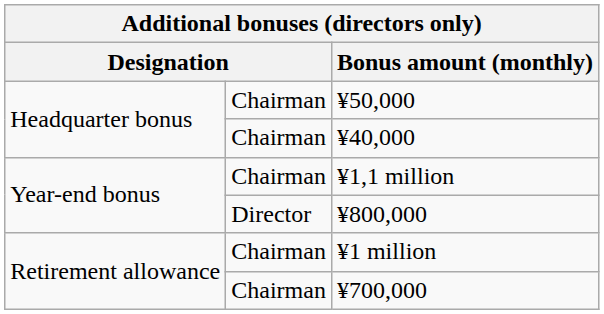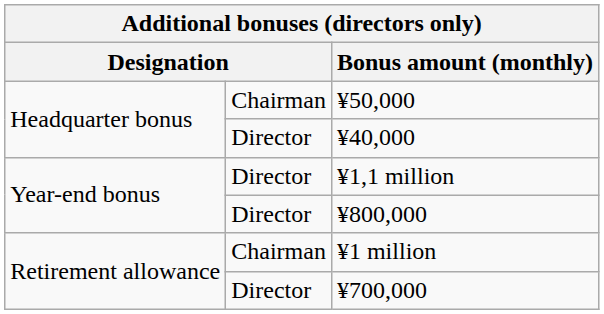(279, 137) Chairman -> (271, 137) Director
(279, 175) Chairman -> (271, 175) Director
(279, 289) Chairman -> (271, 289) Director
